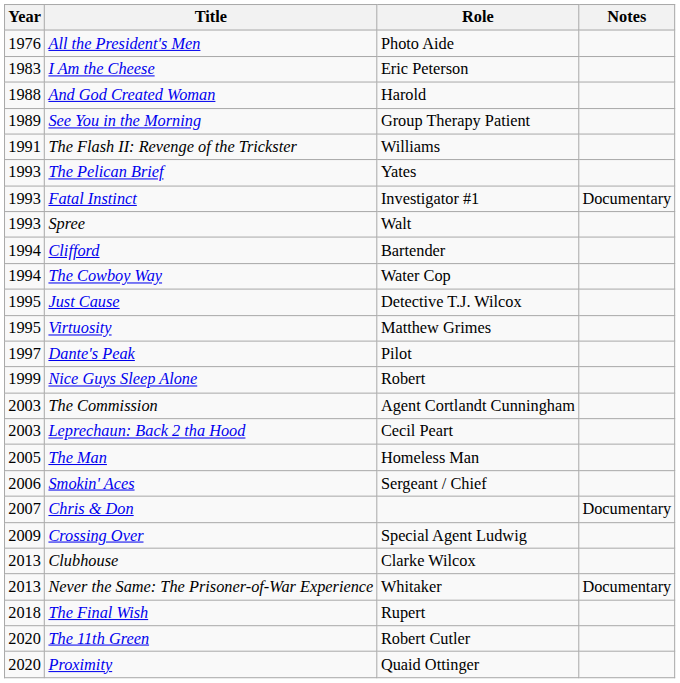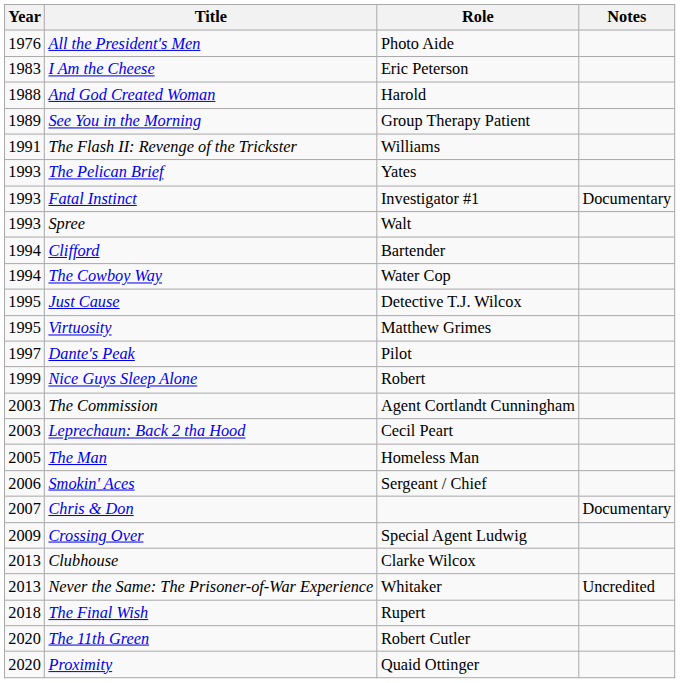(627, 586) Documentary -> (619, 586) Uncredited
